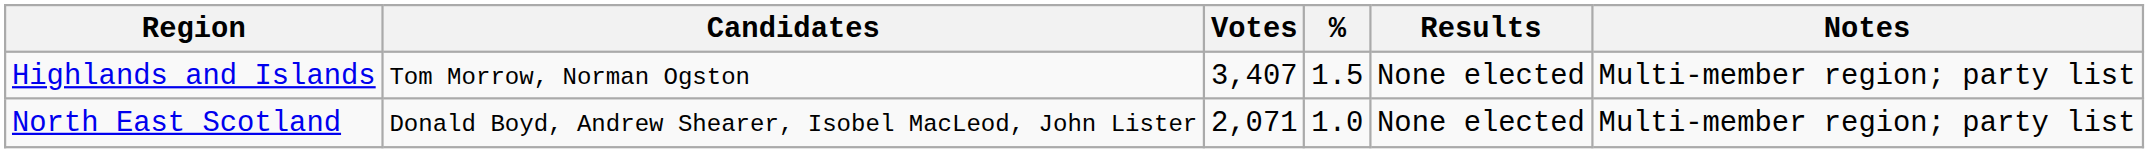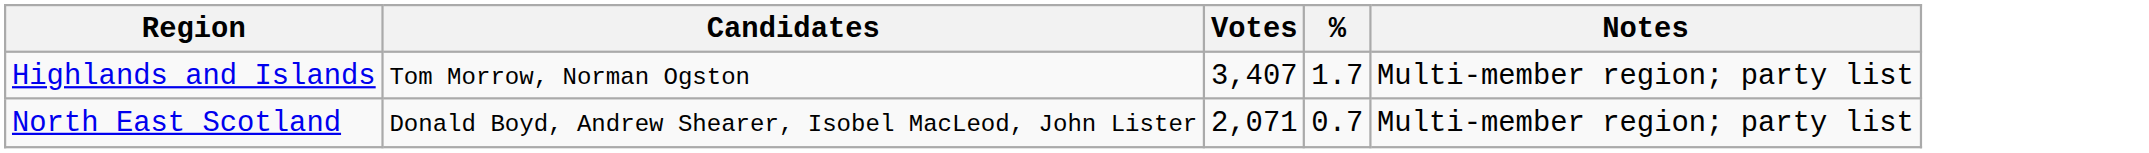- column: (1481, 29)
(1337, 76) 1.5 -> (1337, 76) 1.7
(1337, 123) 1.0 -> (1337, 123) 0.7
